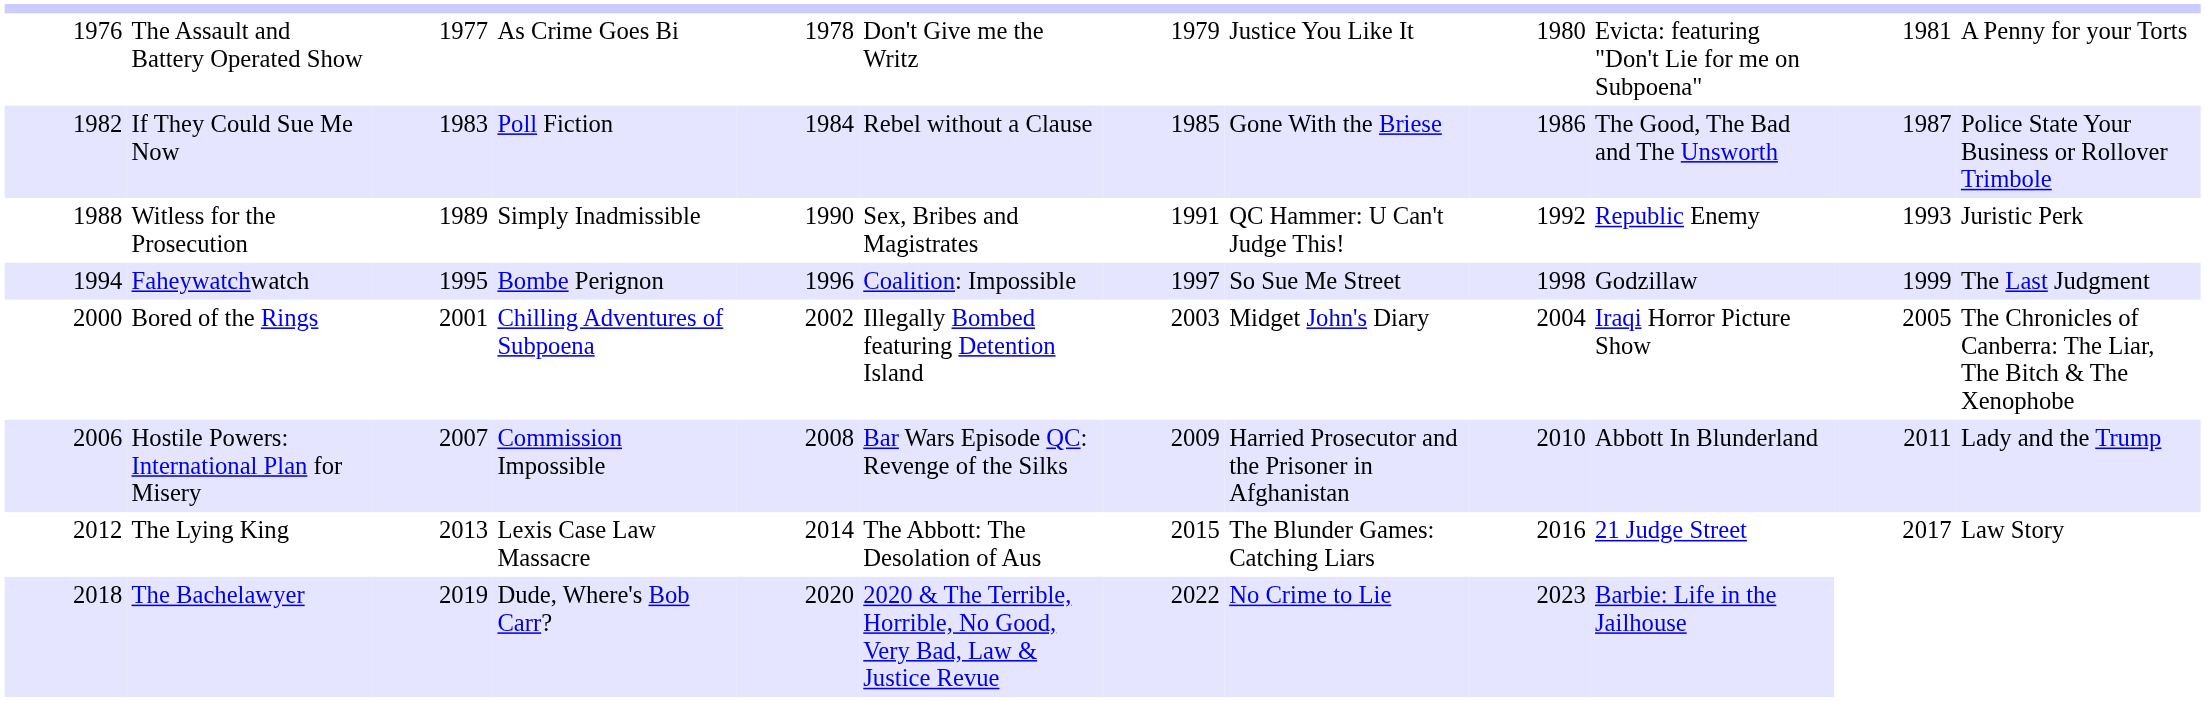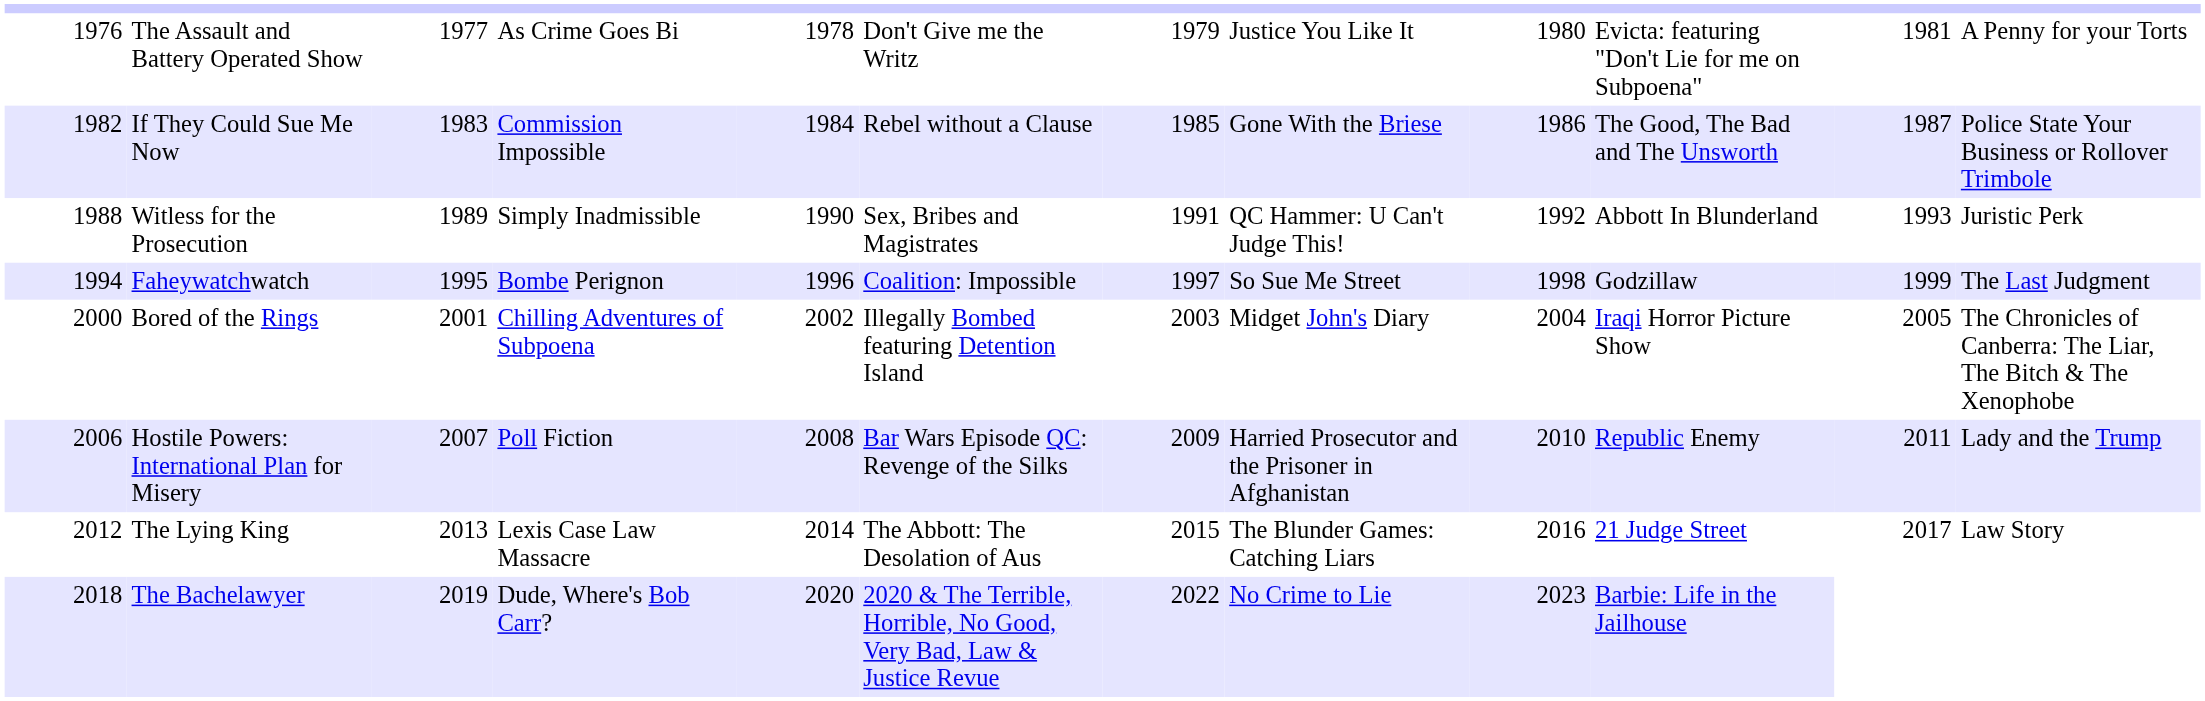(555, 123) Poll Fiction -> (560, 137) Commission Impossible
(1677, 216) Republic Enemy -> (1707, 216) Abbott In Blunderland
(560, 451) Commission Impossible -> (555, 438) Poll Fiction
(1707, 438) Abbott In Blunderland -> (1677, 438) Republic Enemy
